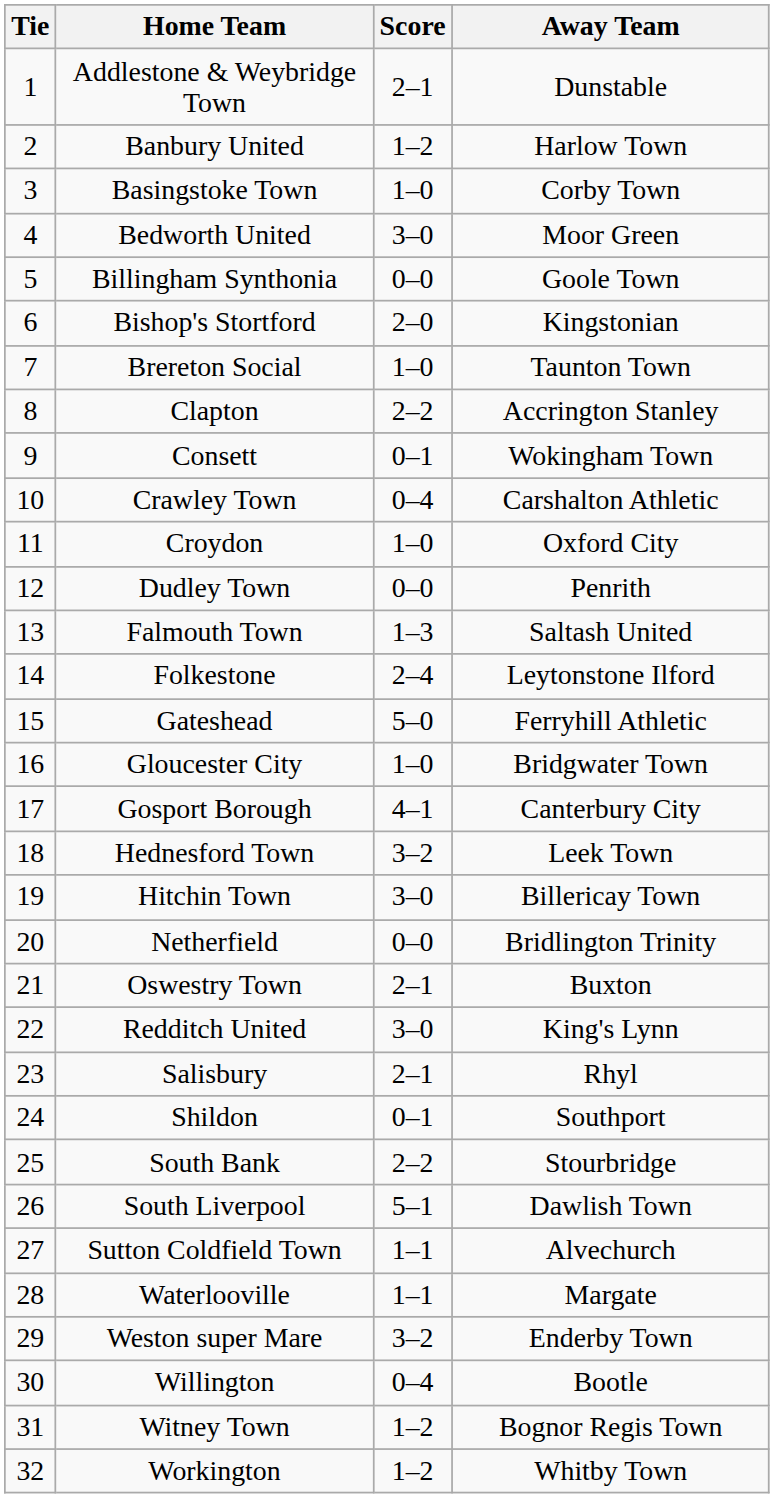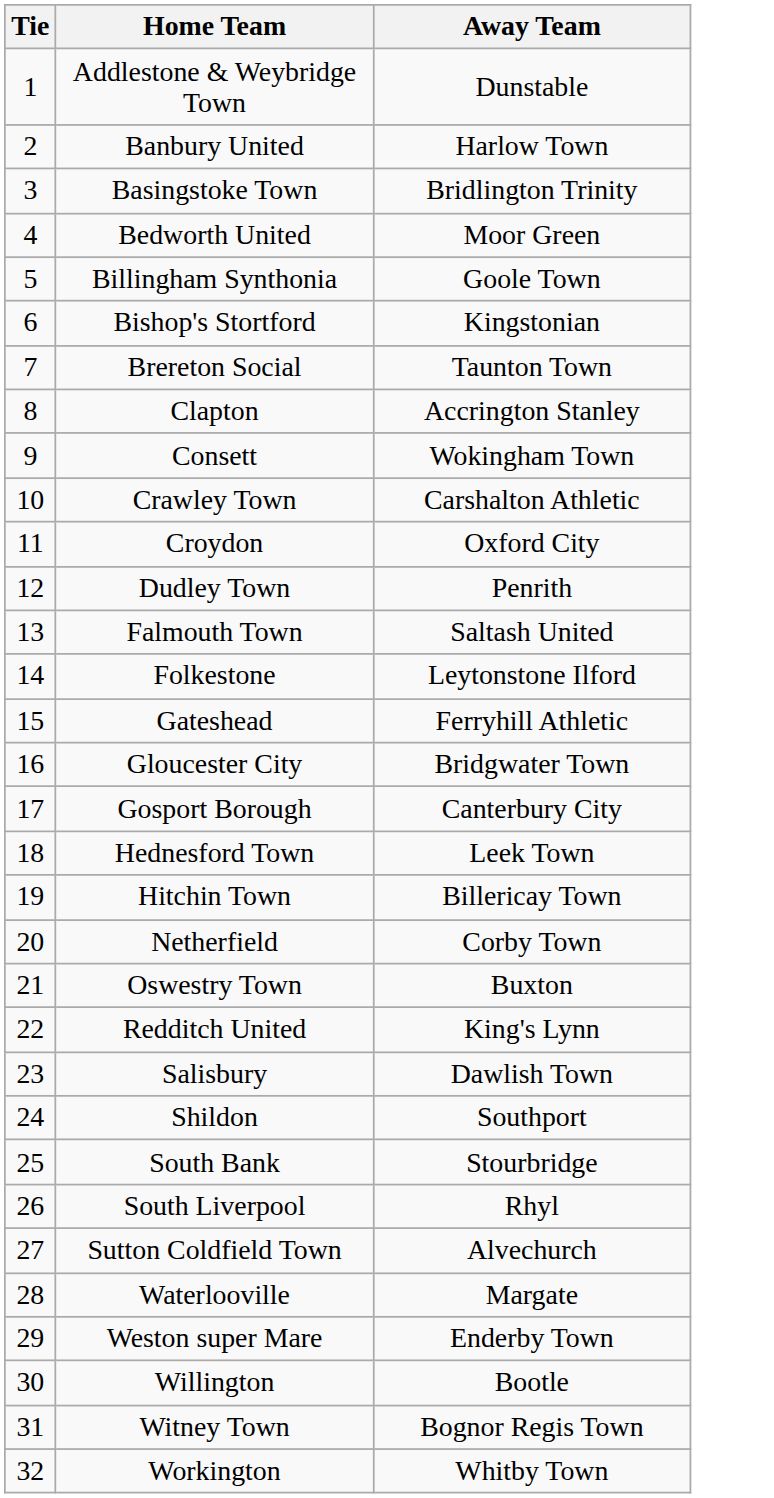- column: (413, 26)
(611, 190) Corby Town -> (532, 190) Bridlington Trinity
(611, 940) Bridlington Trinity -> (532, 940) Corby Town
(611, 1073) Rhyl -> (532, 1073) Dawlish Town
(611, 1205) Dawlish Town -> (532, 1205) Rhyl
